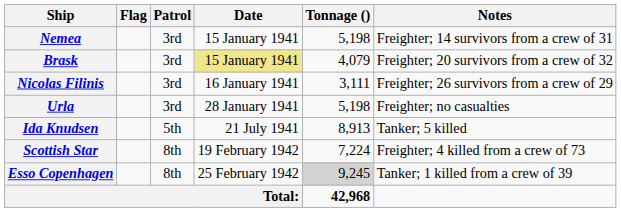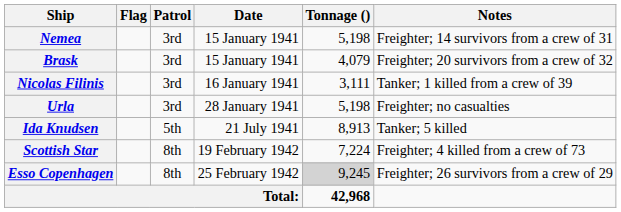(252, 60) khaki background -> (252, 60) no background
(495, 83) Freighter; 26 survivors from a crew of 29 -> (475, 83) Tanker; 1 killed from a crew of 39
(475, 173) Tanker; 1 killed from a crew of 39 -> (495, 173) Freighter; 26 survivors from a crew of 29
